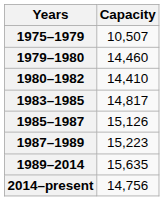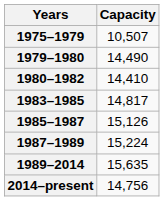(128, 57) 14,460 -> (128, 57) 14,490
(128, 143) 15,223 -> (128, 143) 15,224
